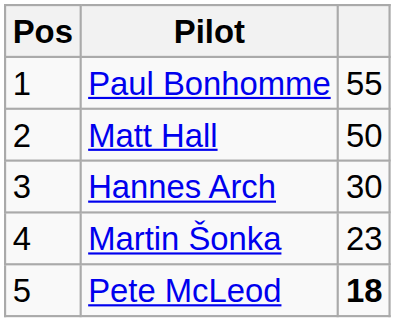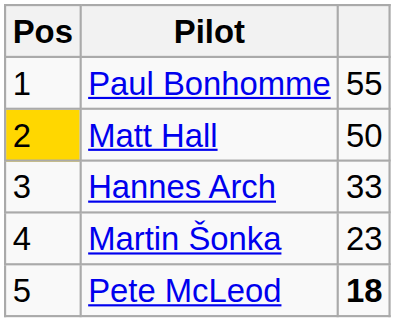(22, 135) no background -> (22, 135) gold background
(364, 187) 30 -> (364, 187) 33
